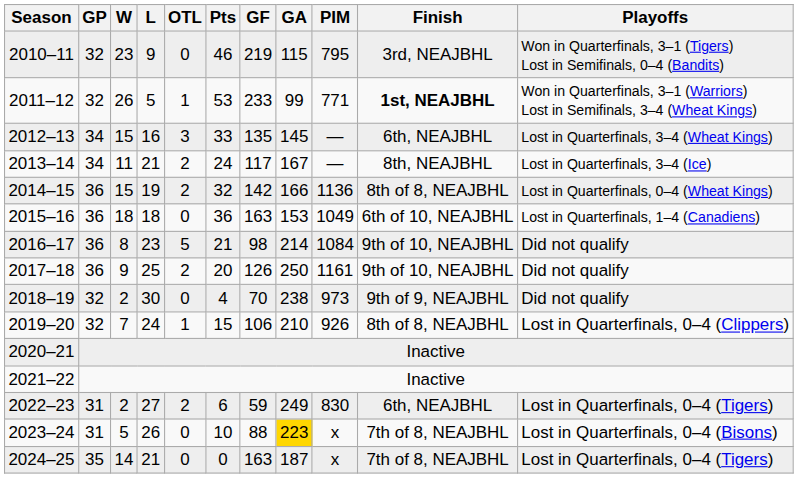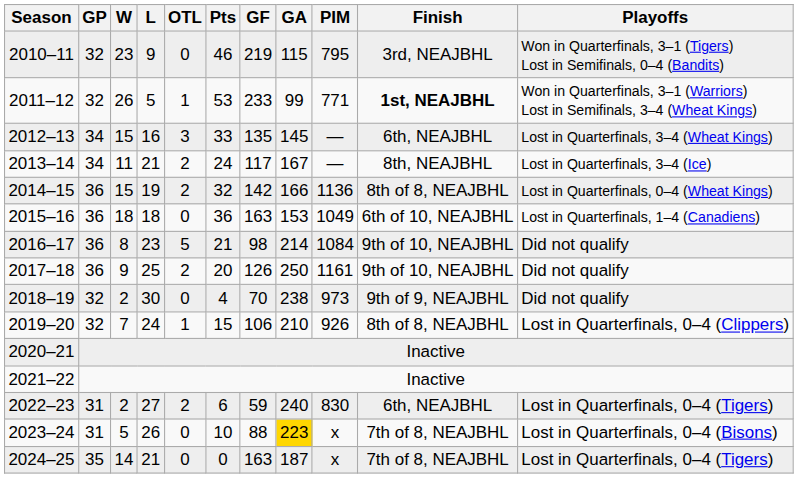(294, 405) 249 -> (294, 405) 240
